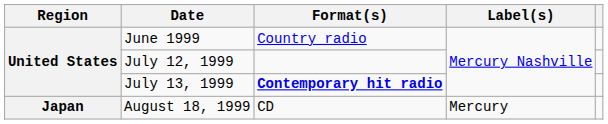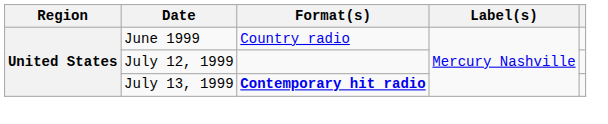- row: (187, 108)
